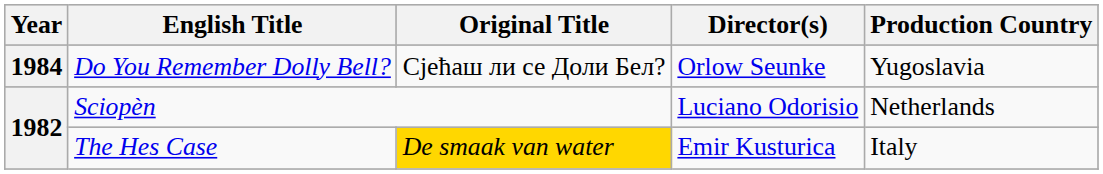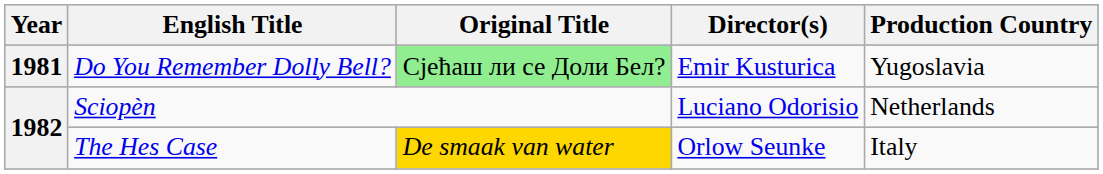(37, 65) 1984 -> (37, 65) 1981
(534, 65) no background -> (534, 65) lightgreen background
(751, 65) Orlow Seunke -> (756, 65) Emir Kusturica
(756, 147) Emir Kusturica -> (751, 147) Orlow Seunke
